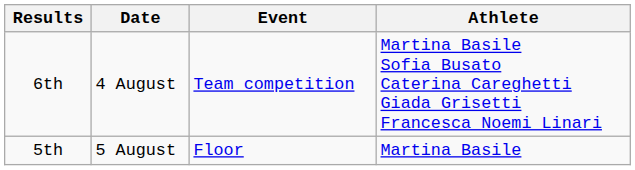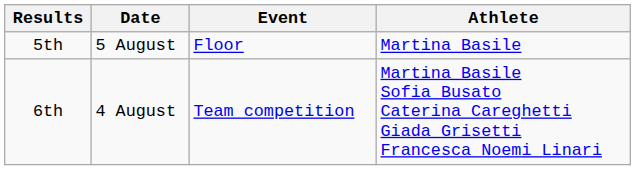rows swapped: (48, 84) <-> (48, 150)
